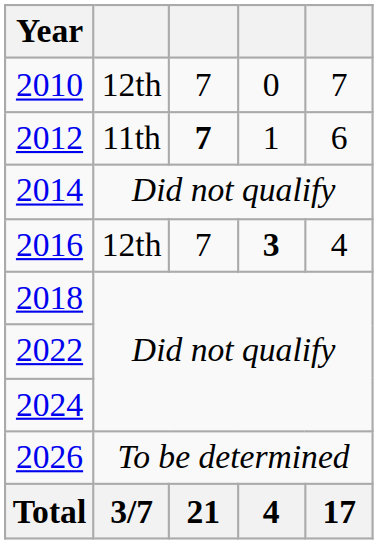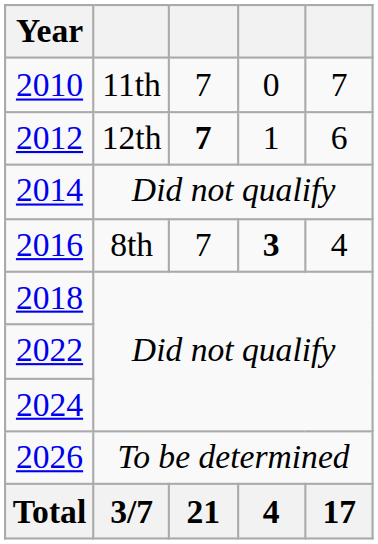(132, 84) 12th -> (132, 84) 11th
(132, 137) 11th -> (132, 137) 12th
(132, 244) 12th -> (132, 244) 8th
